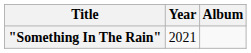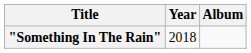(183, 37) 2021 -> (183, 37) 2018
